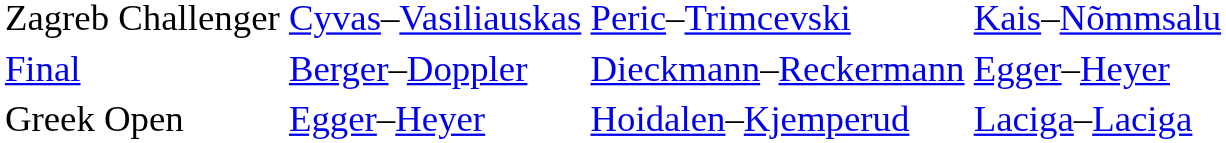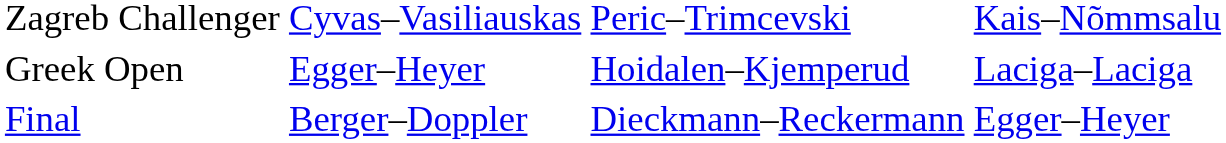rows swapped: (94, 119) <-> (43, 68)
